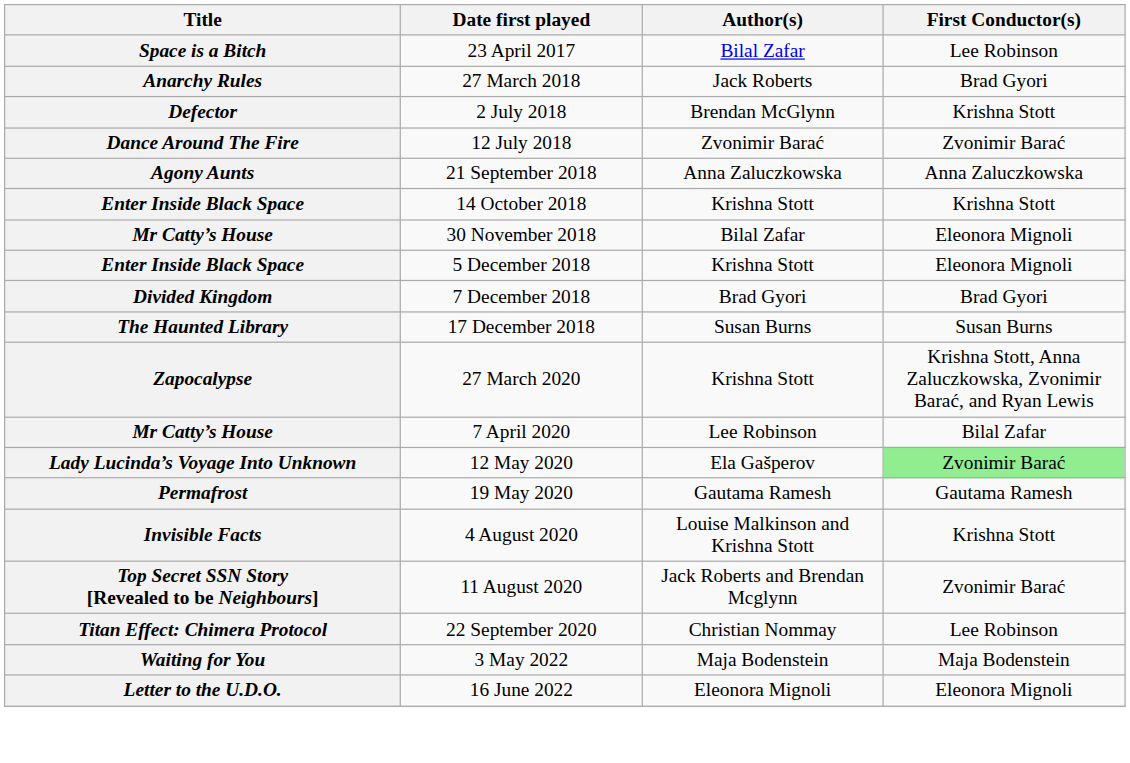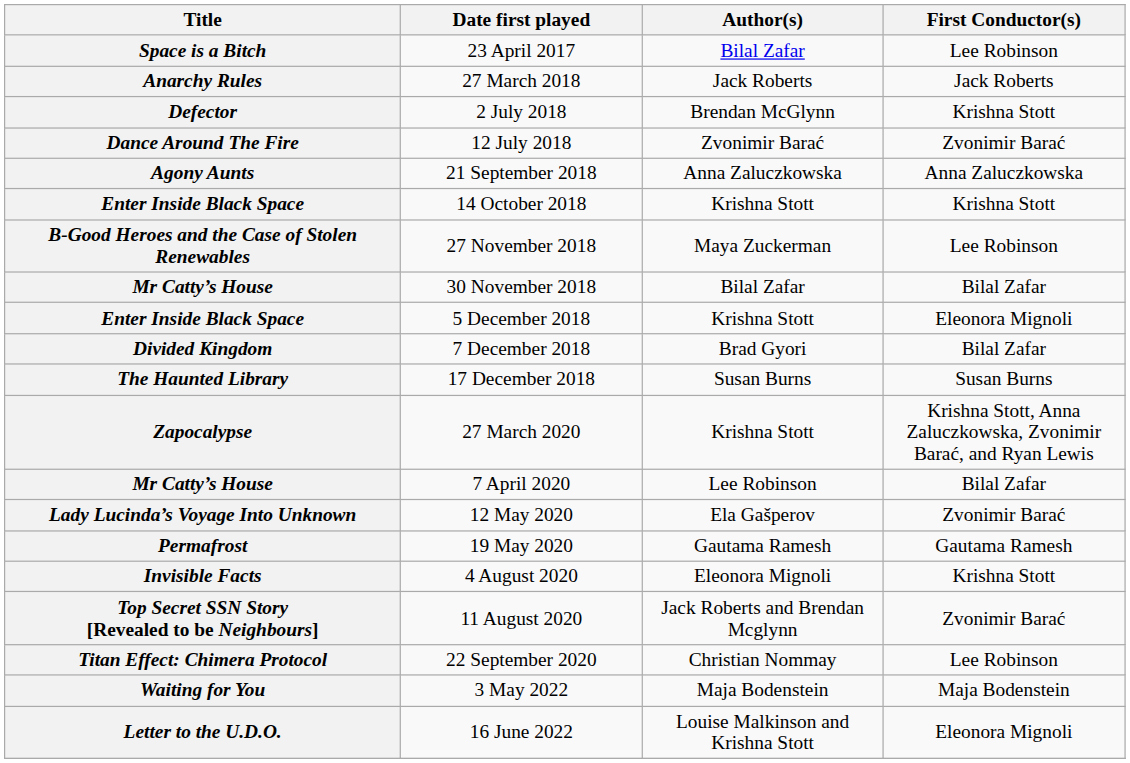(1004, 81) Brad Gyori -> (1004, 81) Jack Roberts
+ row: (203, 245)
(1004, 234) Eleonora Mignoli -> (1004, 287) Bilal Zafar
(1004, 296) Brad Gyori -> (1004, 348) Bilal Zafar
(1004, 462) lightgreen background -> (1004, 515) no background
(763, 534) Louise Malkinson and Krishna Stott -> (763, 576) Eleonora Mignoli
(763, 690) Eleonora Mignoli -> (763, 731) Louise Malkinson and Krishna Stott
